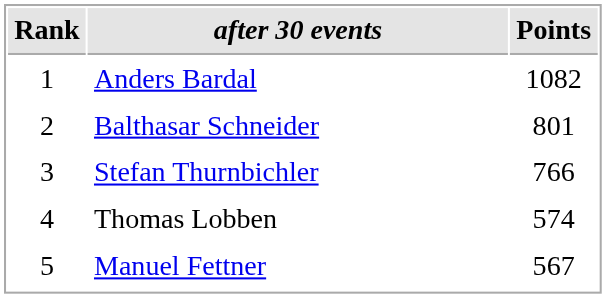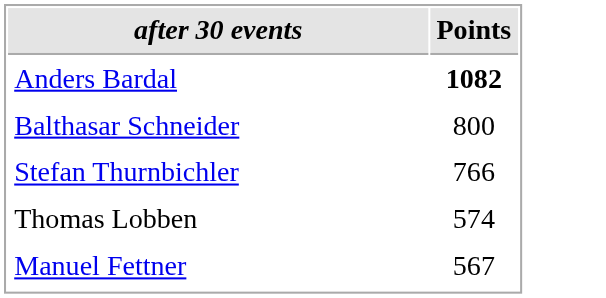- column: (47, 30)
(554, 78) normal -> (474, 78) bold
(554, 125) 801 -> (474, 125) 800
